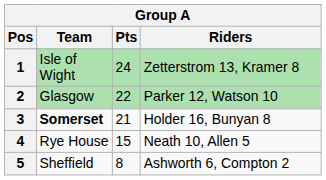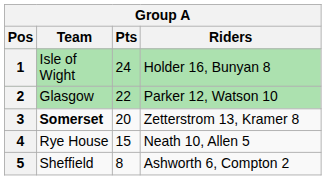(221, 67) Zetterstrom 13, Kramer 8 -> (207, 67) Holder 16, Bunyan 8
(123, 119) 21 -> (123, 119) 20
(207, 119) Holder 16, Bunyan 8 -> (221, 119) Zetterstrom 13, Kramer 8
